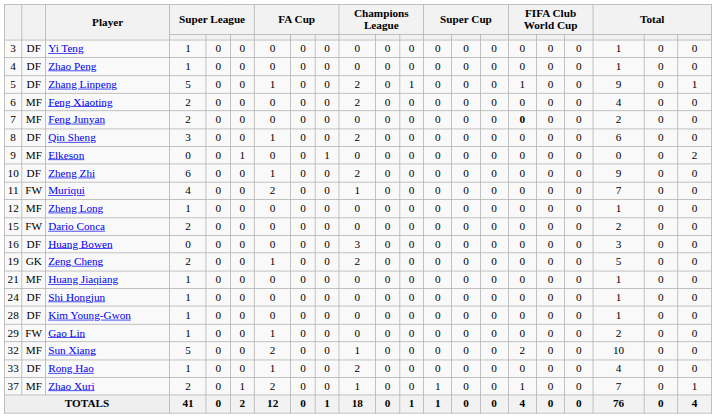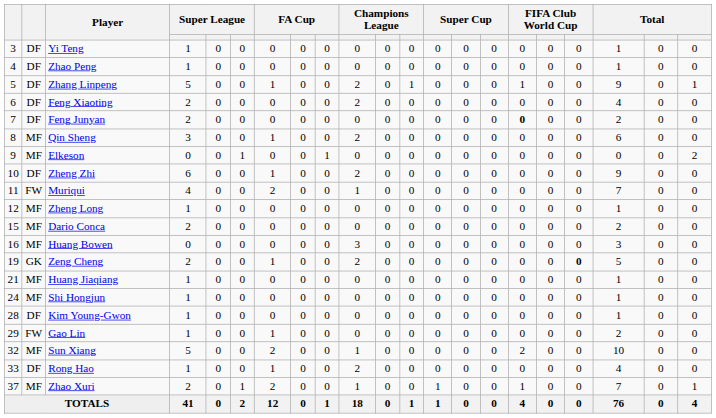(34, 102) MF -> (34, 102) DF
(34, 119) MF -> (34, 119) DF
(34, 137) DF -> (34, 137) MF
(34, 226) FW -> (34, 226) MF
(34, 244) DF -> (34, 244) MF
(579, 262) normal -> (579, 262) bold
(34, 297) DF -> (34, 297) MF
